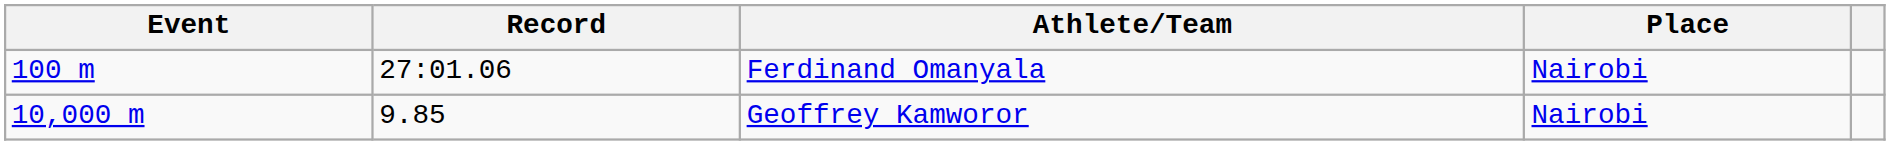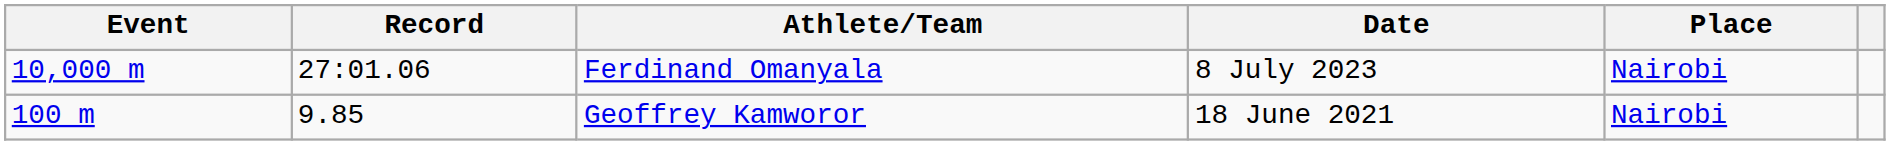+ column: (1396, 28)
(53, 72) 100 m -> (78, 72) 10,000 m
(78, 117) 10,000 m -> (53, 117) 100 m
